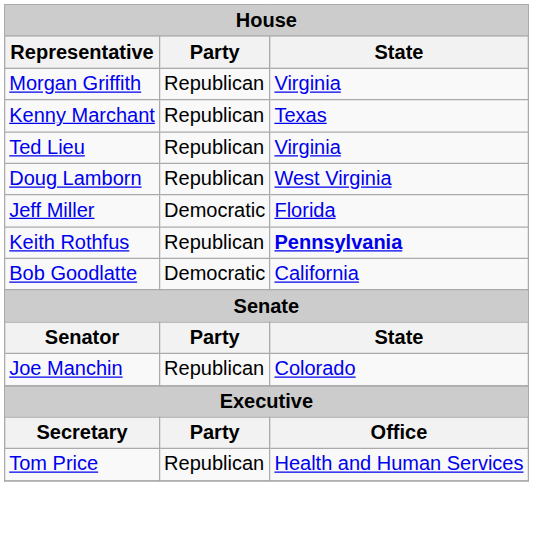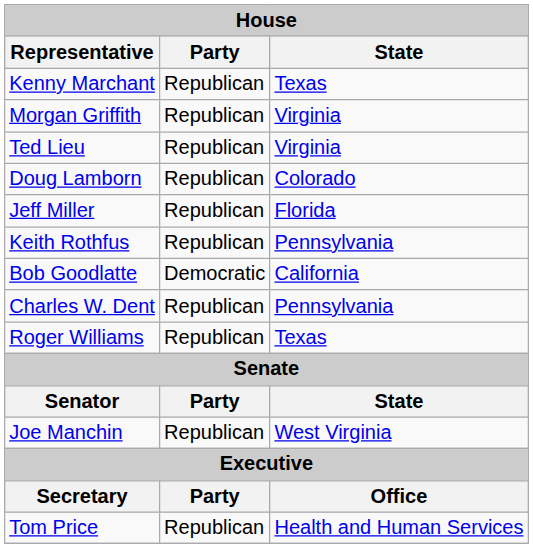rows swapped: (75, 83) <-> (82, 115)
(333, 178) West Virginia -> (315, 178) Colorado
(215, 210) Democratic -> (214, 210) Republican
(338, 242) bold -> (334, 242) normal
+ row: (82, 305)
+ row: (76, 337)
(315, 369) Colorado -> (333, 432) West Virginia
